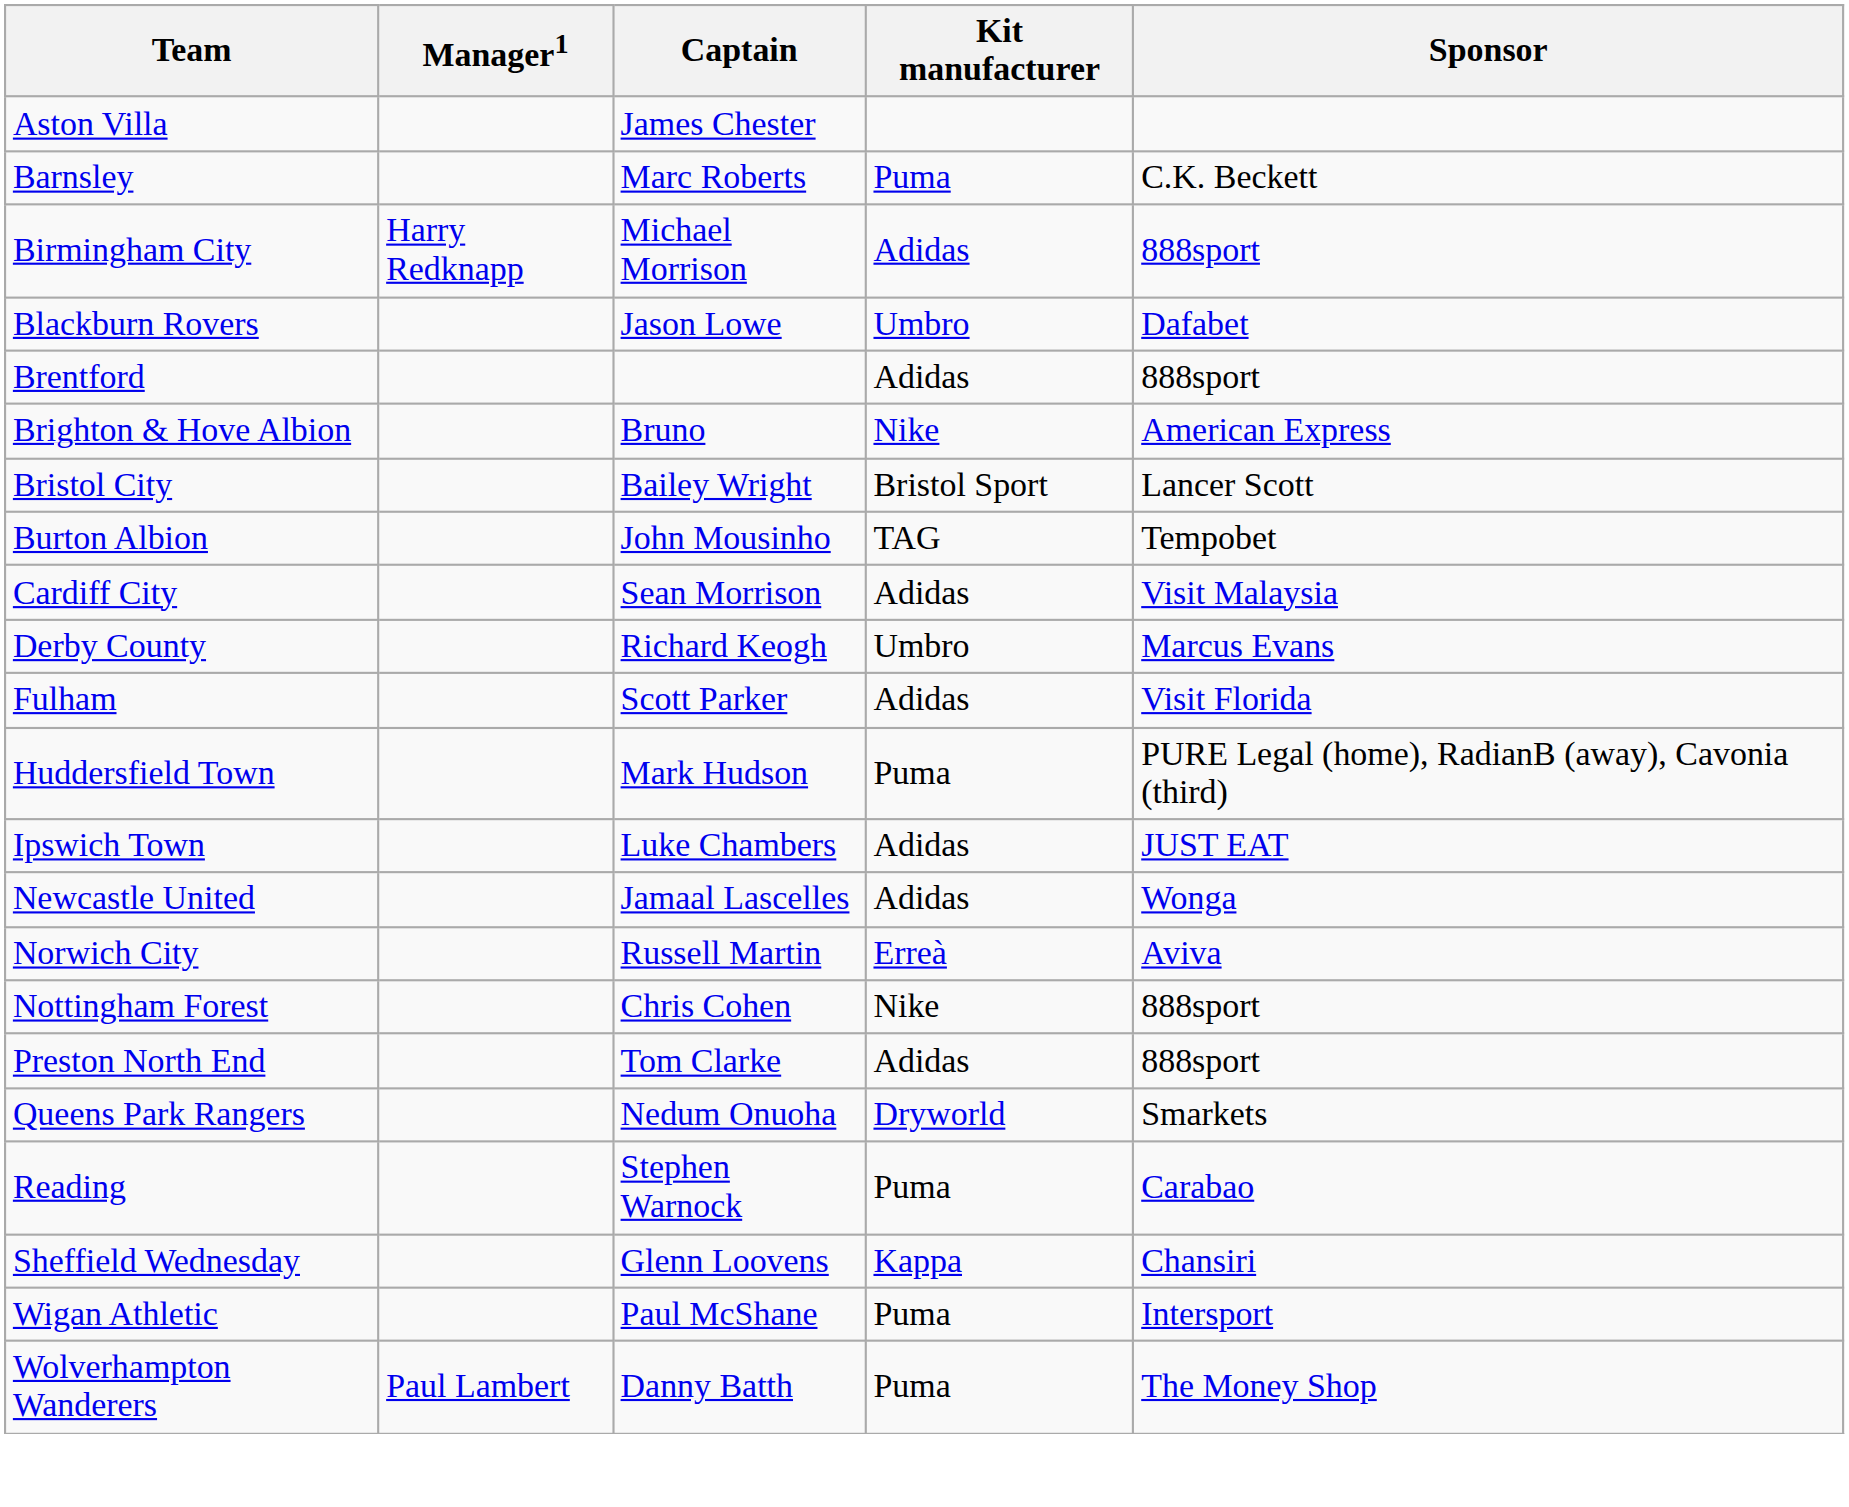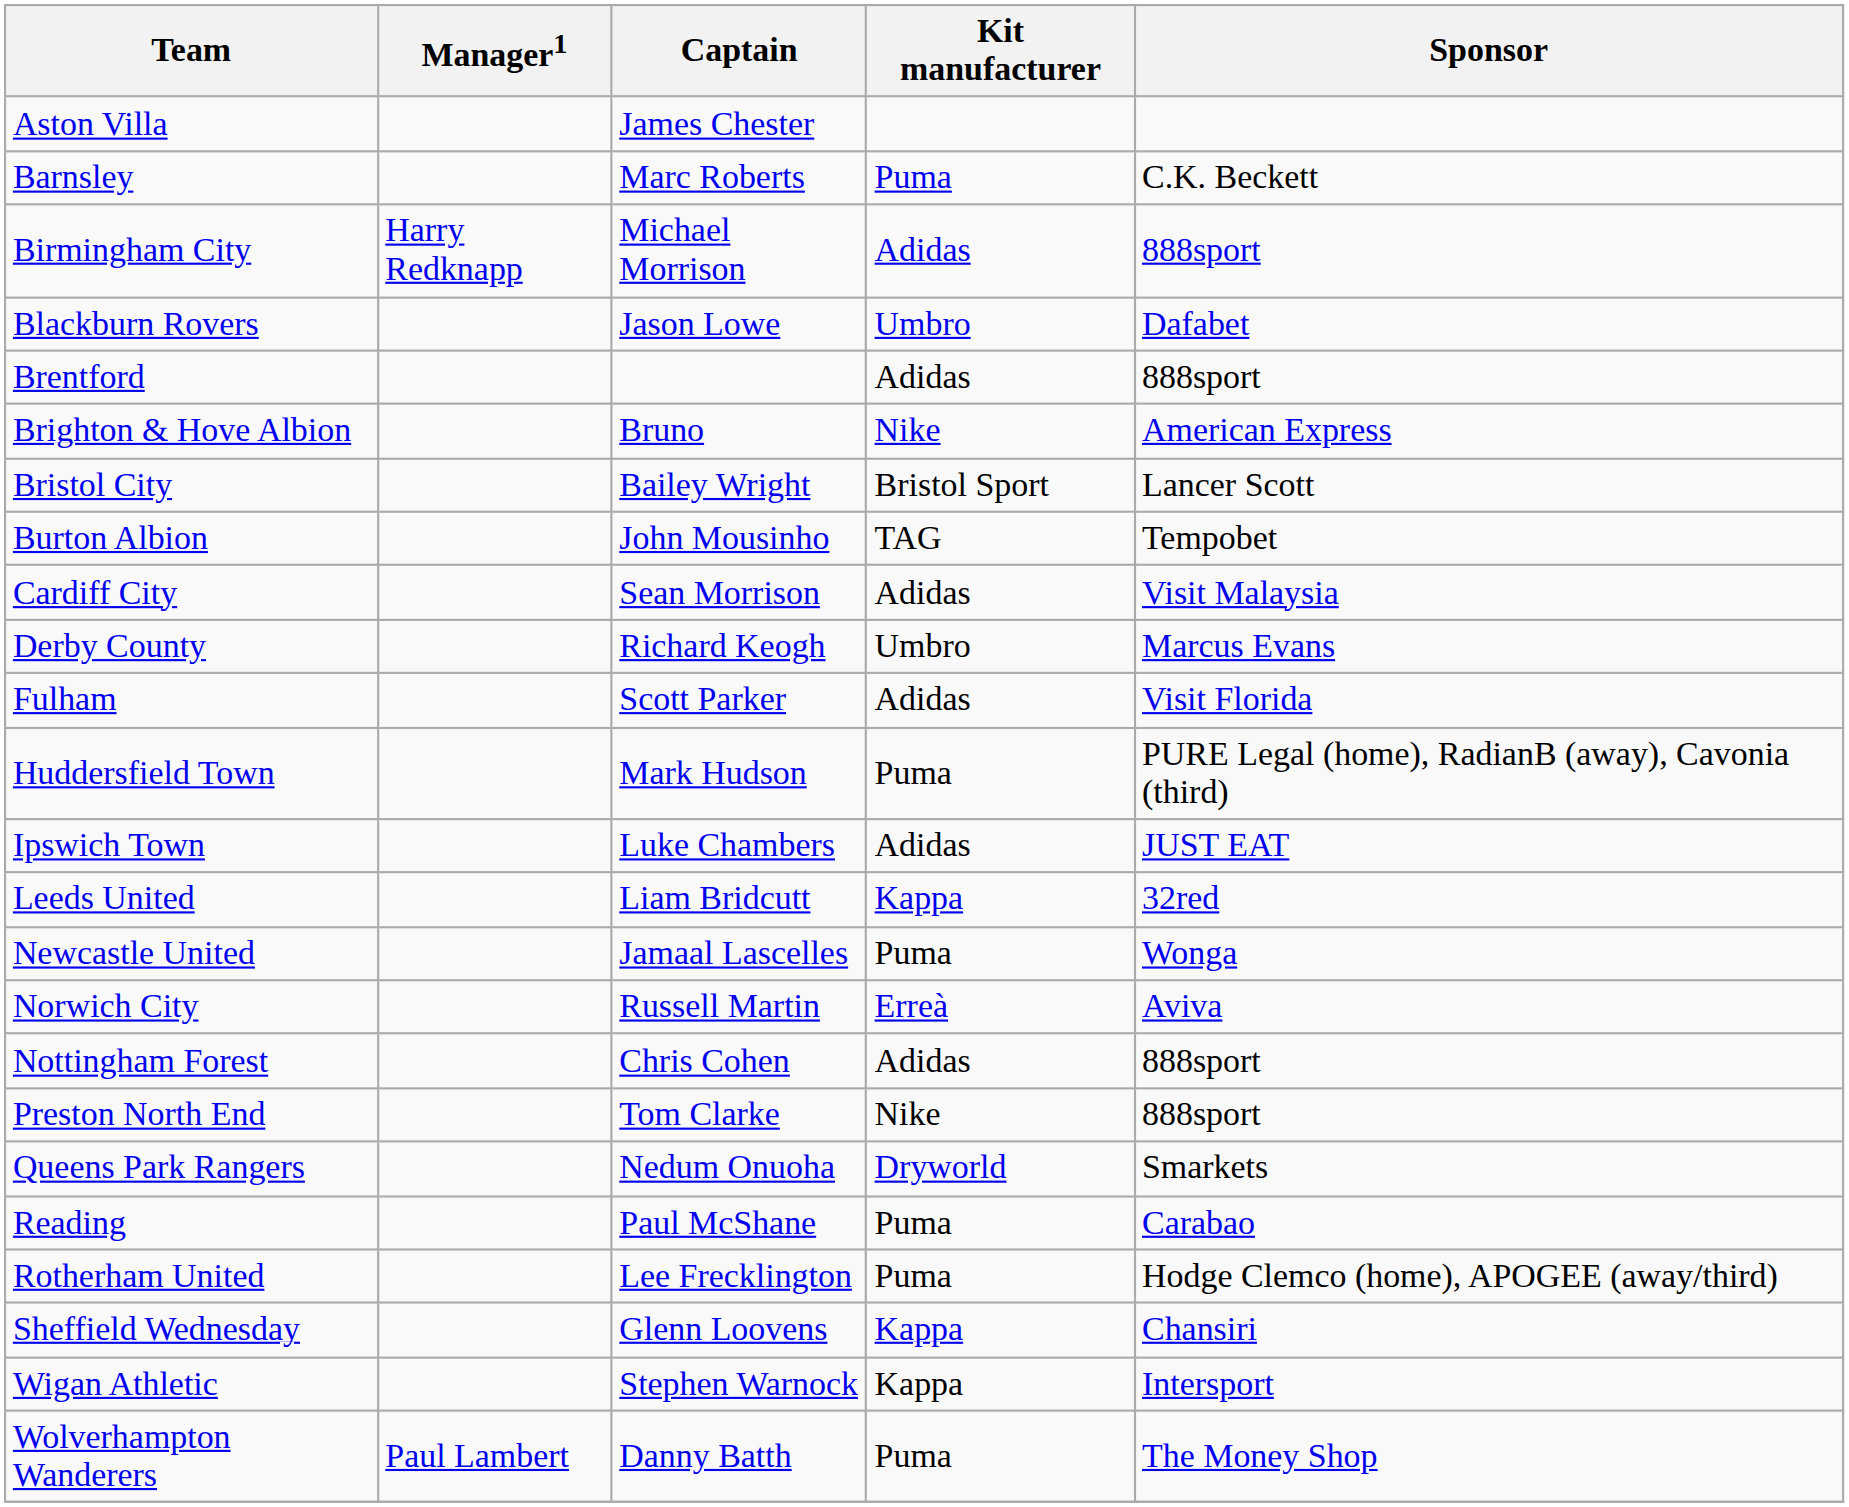+ row: (104, 899)
(922, 899) Adidas -> (913, 952) Puma
(906, 1006) Nike -> (923, 1060) Adidas
(922, 1060) Adidas -> (908, 1114) Nike
(681, 1187) Stephen Warnock -> (718, 1221) Paul McShane
+ row: (139, 1275)
(719, 1313) Paul McShane -> (739, 1383) Stephen Warnock
(912, 1313) Puma -> (919, 1383) Kappa
